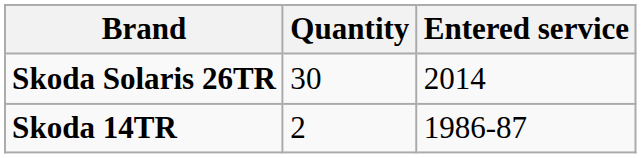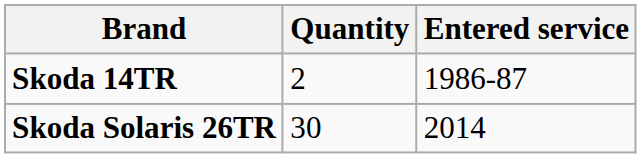rows swapped: (144, 78) <-> (94, 127)
